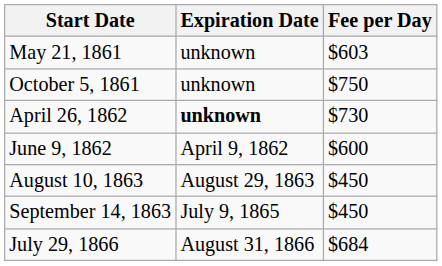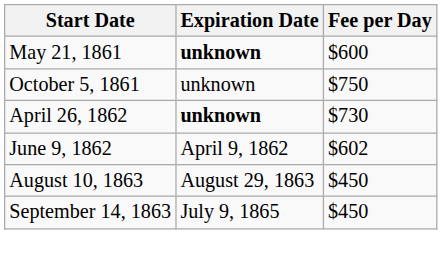(218, 52) normal -> (221, 52) bold
(348, 52) $603 -> (348, 52) $600
(348, 148) $600 -> (348, 148) $602
- row: (64, 244)
